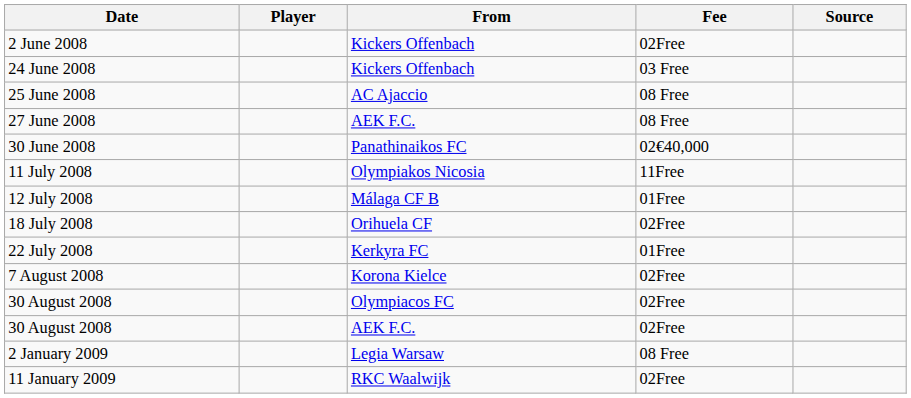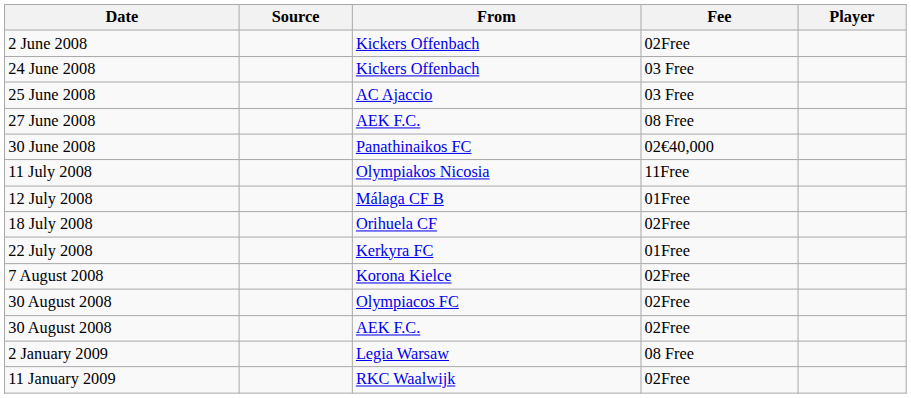columns swapped: (293, 17) <-> (849, 17)
(664, 95) 08 Free -> (669, 95) 03 Free
